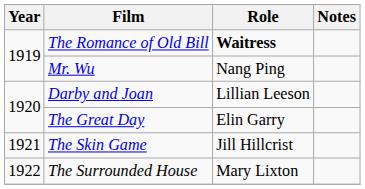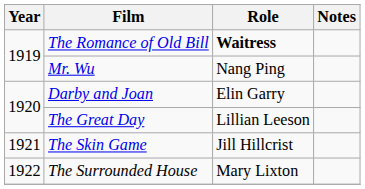(263, 94) Lillian Leeson -> (250, 94) Elin Garry
(250, 119) Elin Garry -> (263, 119) Lillian Leeson
